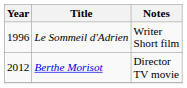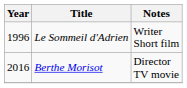(18, 67) 2012 -> (18, 67) 2016
